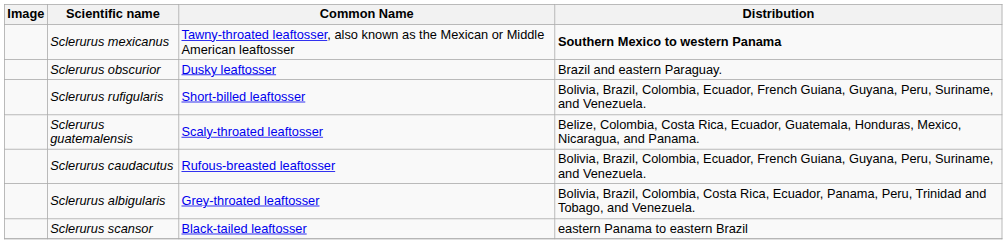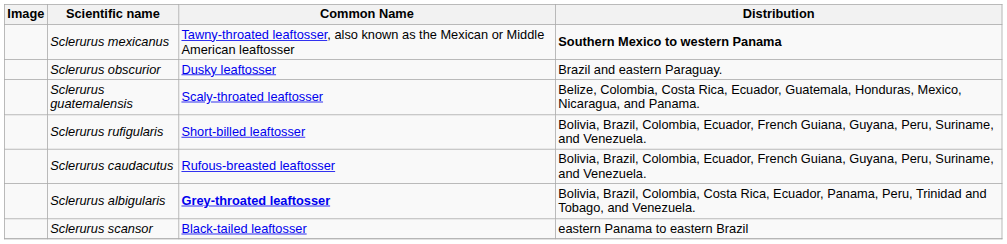rows swapped: (107, 97) <-> (92, 131)
(250, 201) normal -> (256, 201) bold
